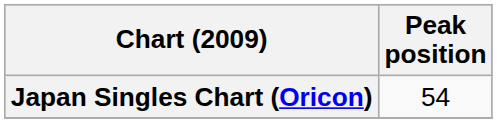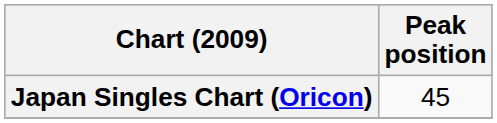(436, 96) 54 -> (436, 96) 45
